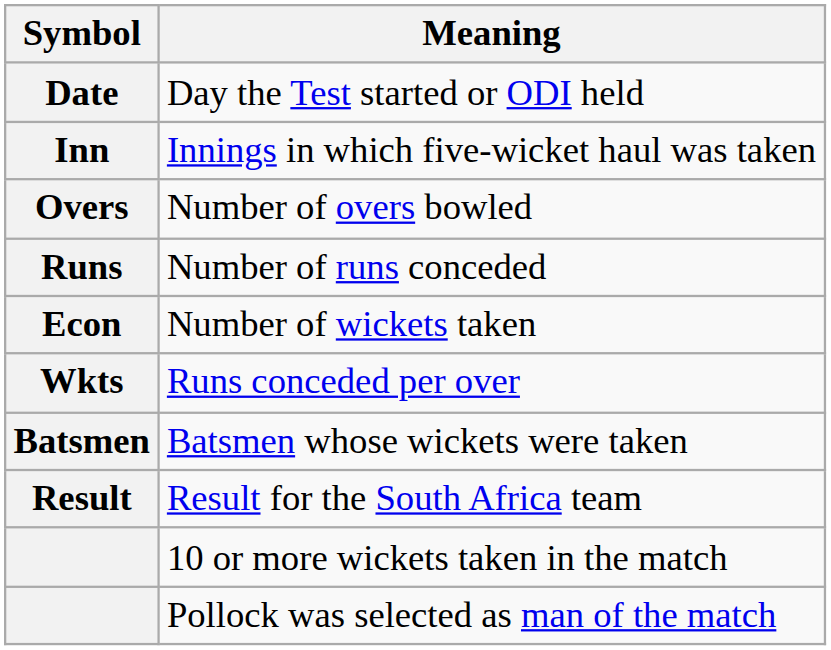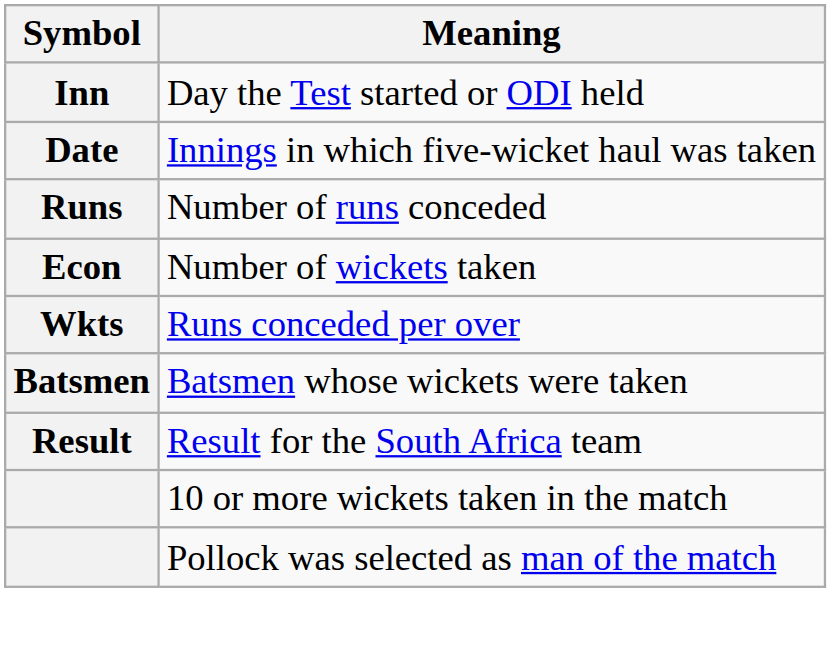(82, 91) Date -> (82, 91) Inn
(82, 149) Inn -> (82, 149) Date
- row: (350, 207)
